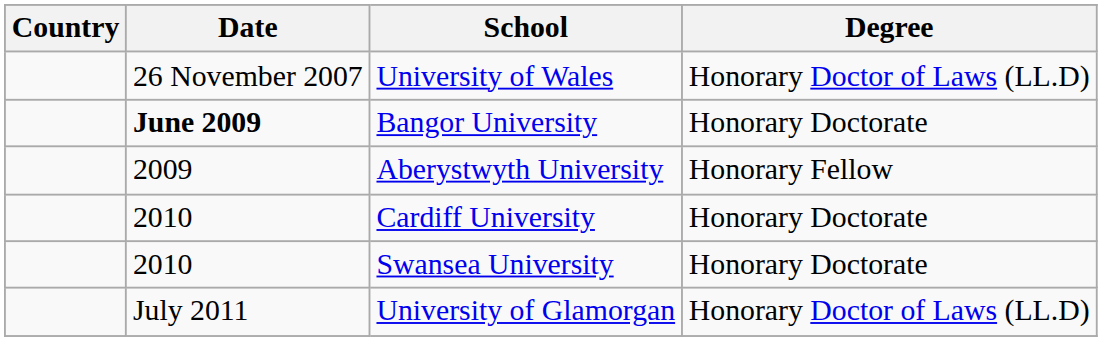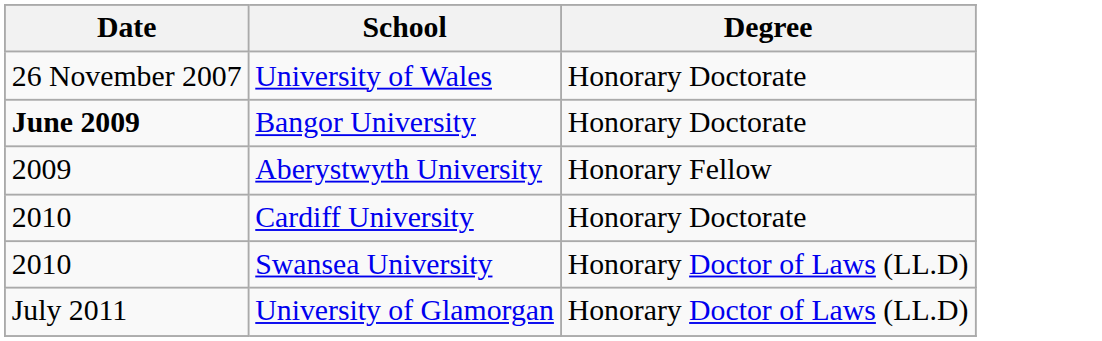- column: (66, 28)
(889, 75) Honorary Doctor of Laws (LL.D) -> (687, 75) Honorary Doctorate
(808, 264) Honorary Doctorate -> (768, 264) Honorary Doctor of Laws (LL.D)
